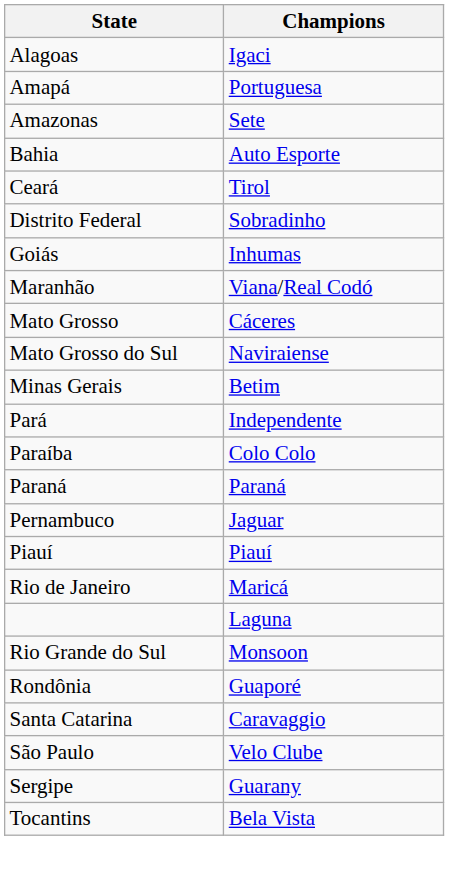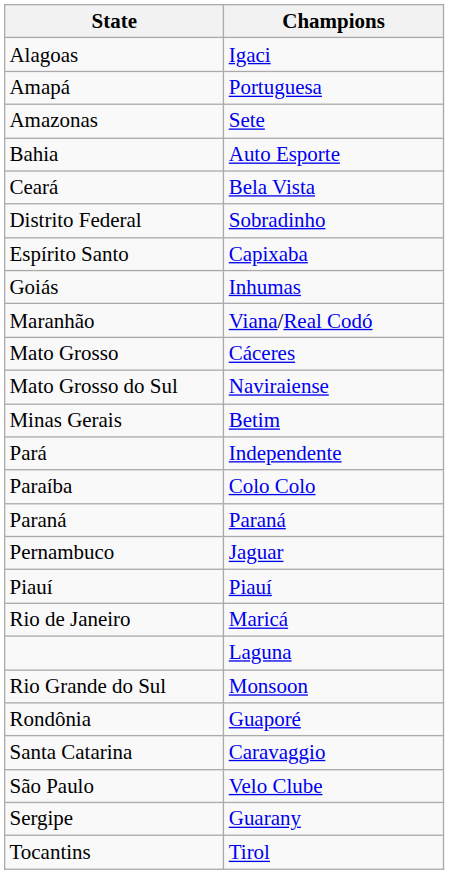(249, 187) Tirol -> (272, 187) Bela Vista
+ row: (69, 253)
(272, 818) Bela Vista -> (249, 852) Tirol
